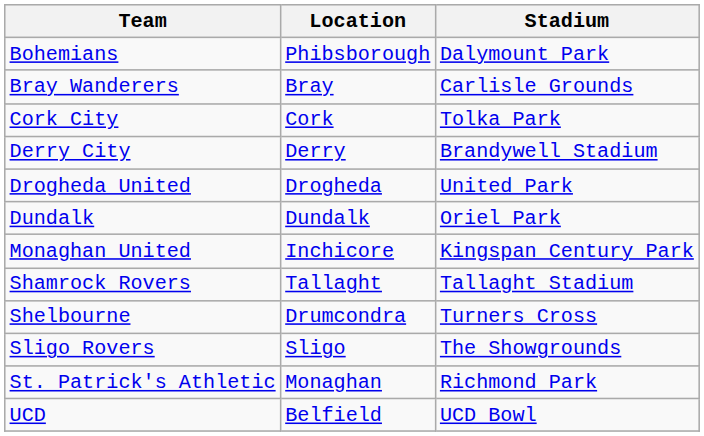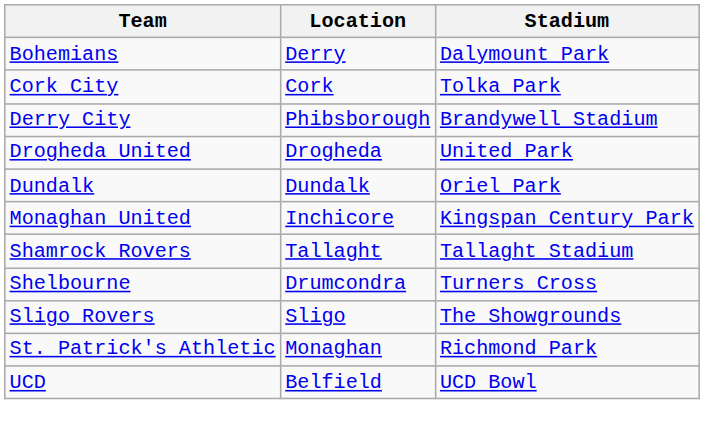(358, 54) Phibsborough -> (315, 54) Derry
- row: (94, 87)
(315, 153) Derry -> (358, 120) Phibsborough
